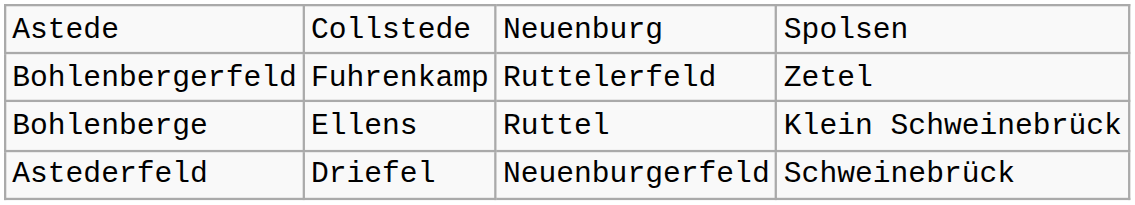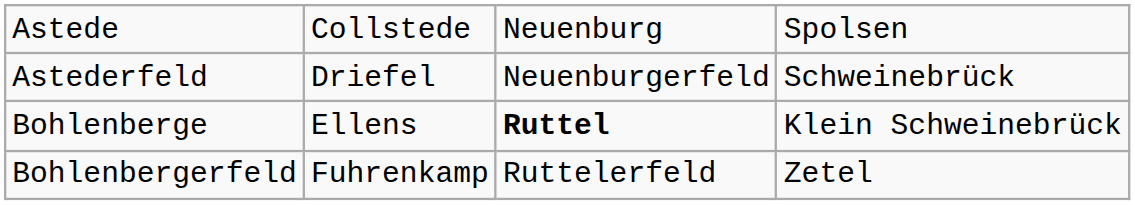rows swapped: (110, 174) <-> (154, 78)
(556, 126) normal -> (556, 126) bold
